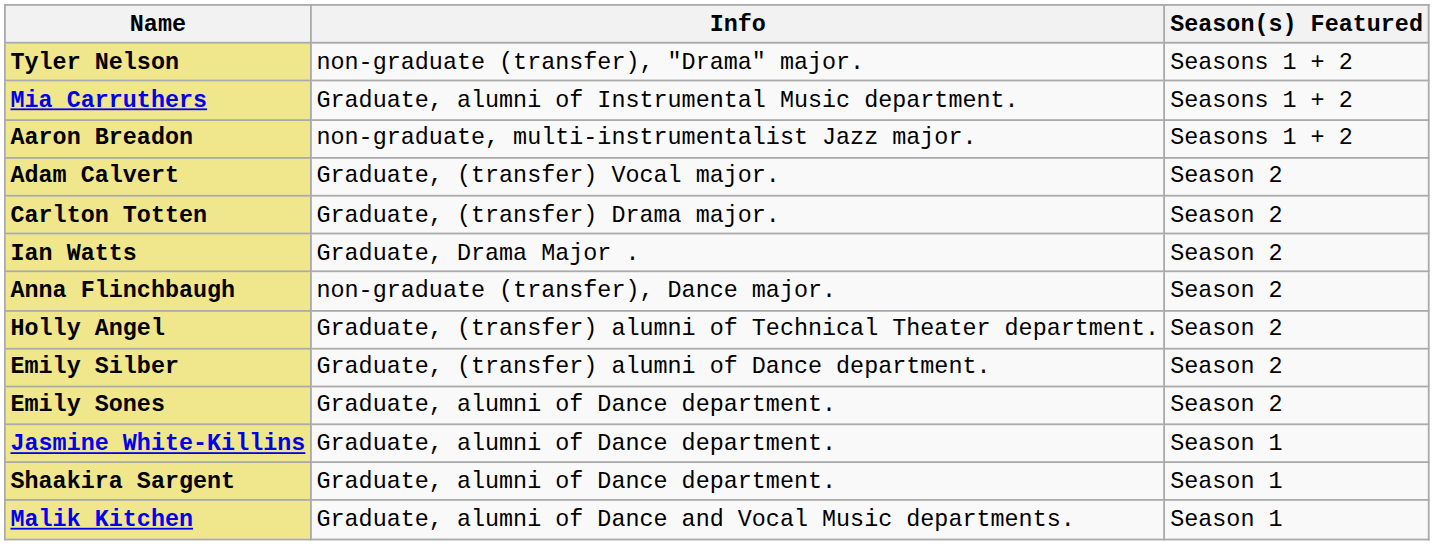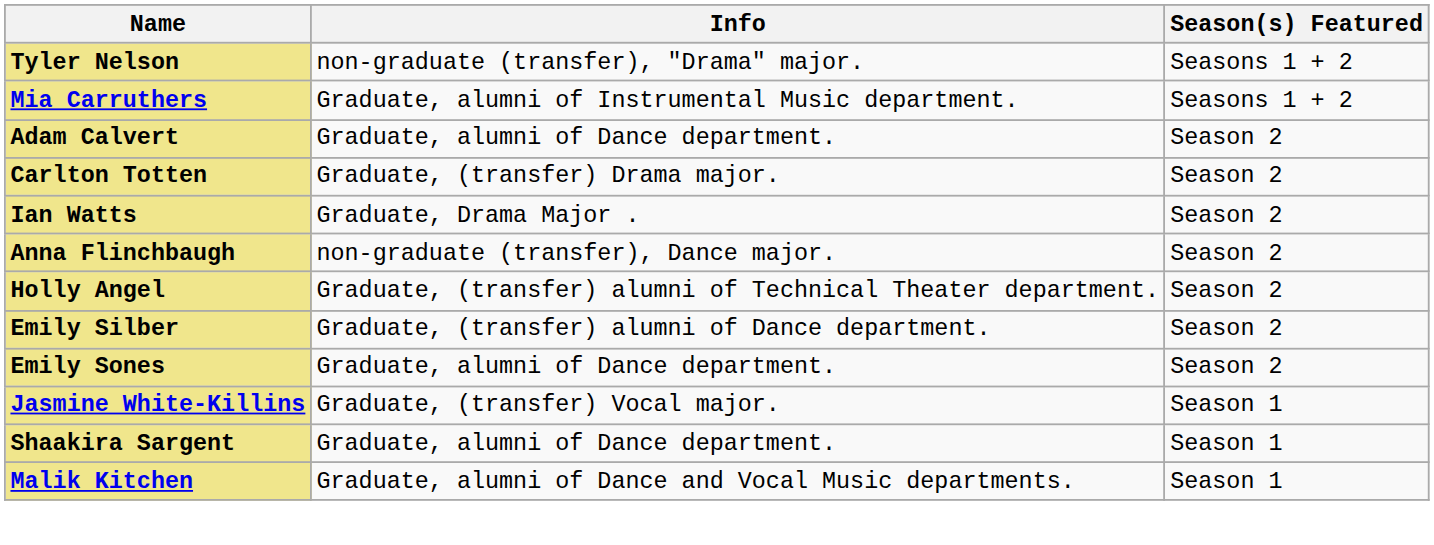- row: (102, 138)
(548, 177) Graduate, (transfer) Vocal major. -> (576, 138) Graduate, alumni of Dance department.
(576, 443) Graduate, alumni of Dance department. -> (548, 405) Graduate, (transfer) Vocal major.
